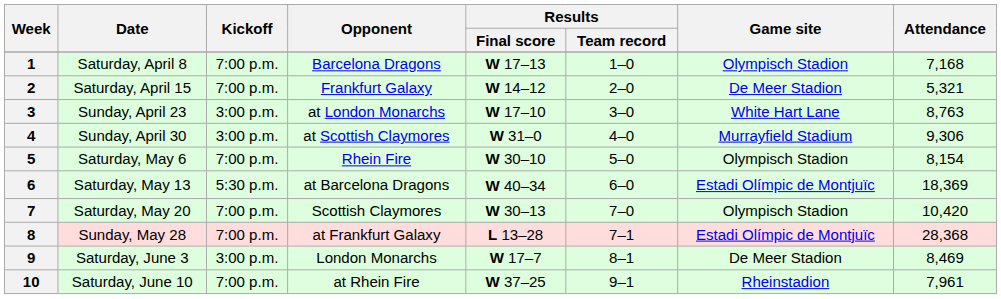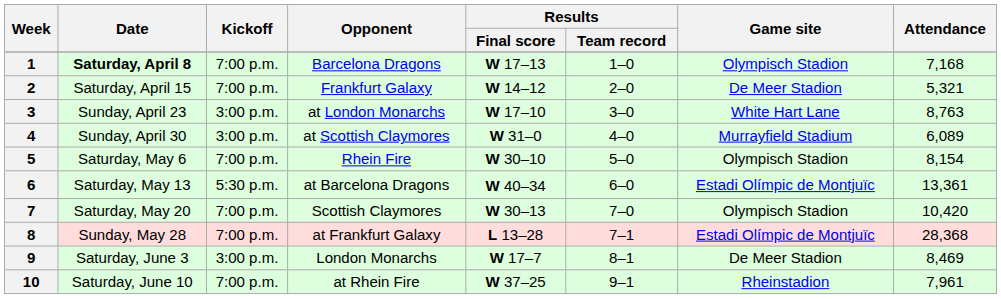(132, 64) normal -> (132, 64) bold
(945, 136) 9,306 -> (945, 136) 6,089
(945, 185) 18,369 -> (945, 185) 13,361
